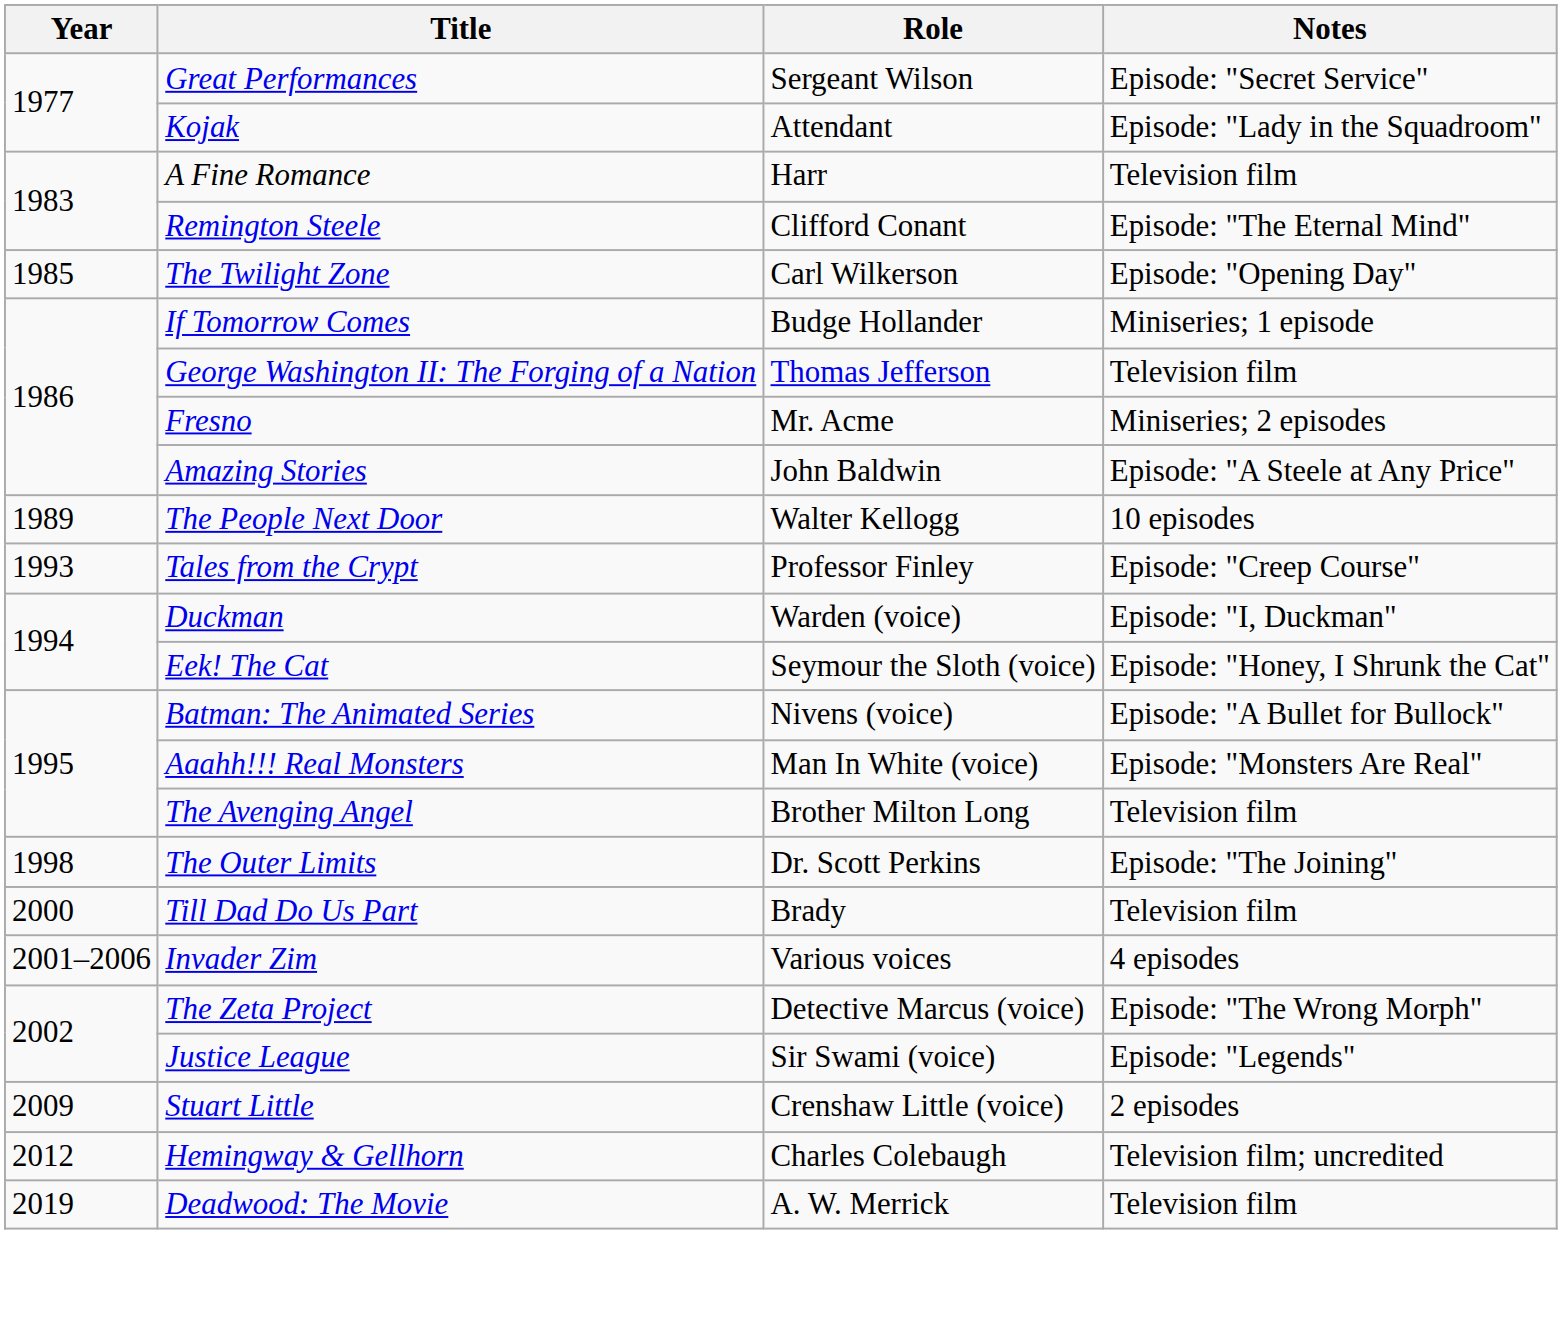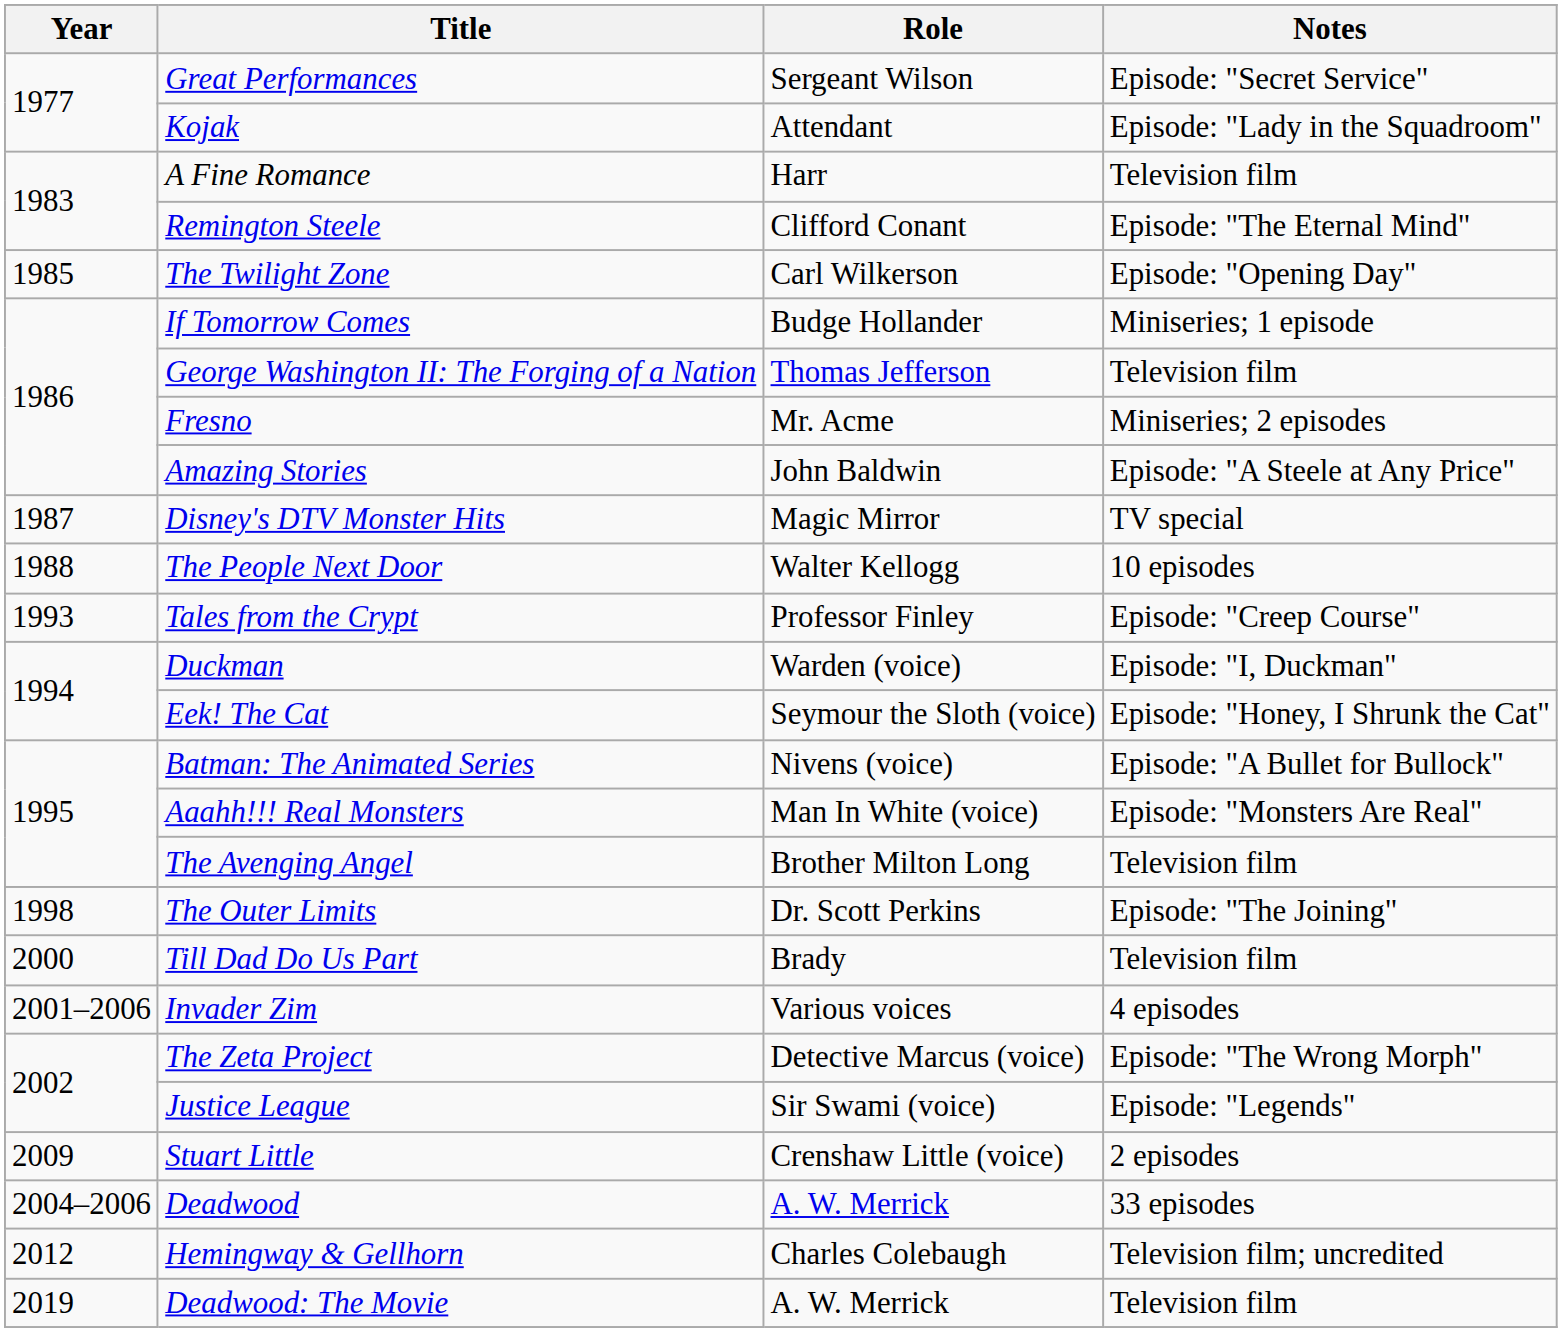+ row: (335, 518)
(43, 518) 1989 -> (43, 567) 1988
+ row: (232, 1204)
